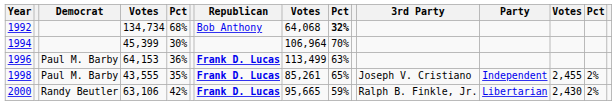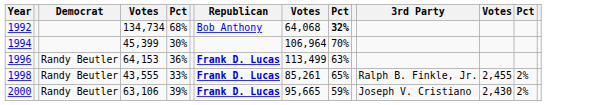- column: (515, 12)
(80, 60) Paul M. Barby -> (80, 60) Randy Beutler
(80, 76) Paul M. Barby -> (80, 76) Randy Beutler
(178, 76) 35% -> (178, 76) 33%
(415, 76) Joseph V. Cristiano -> (418, 76) Ralph B. Finkle, Jr.
(178, 92) 42% -> (178, 92) 39%
(418, 92) Ralph B. Finkle, Jr. -> (415, 92) Joseph V. Cristiano
